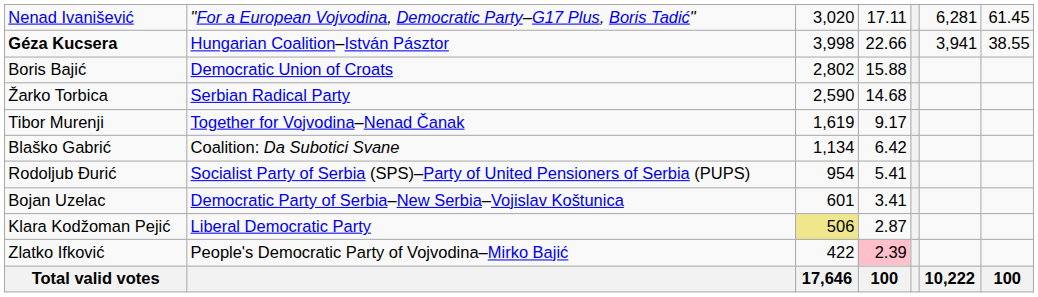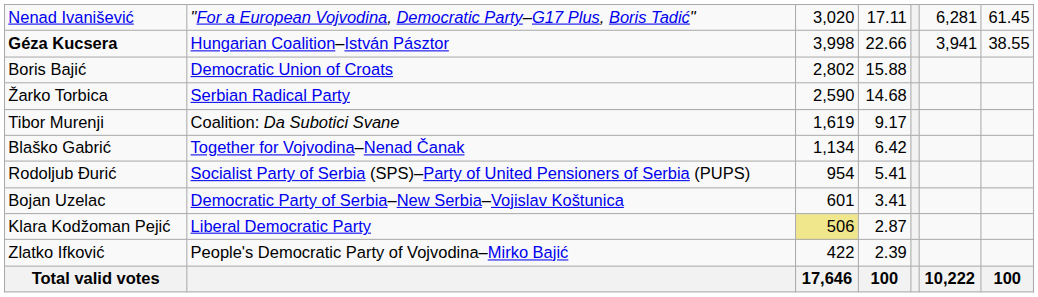(328, 122) Together for Vojvodina–Nenad Čanak -> (295, 122) Coalition: Da Subotici Svane
(295, 148) Coalition: Da Subotici Svane -> (328, 148) Together for Vojvodina–Nenad Čanak
(891, 252) pink background -> (891, 252) no background
